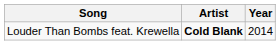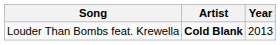(260, 31) 2014 -> (260, 31) 2013
